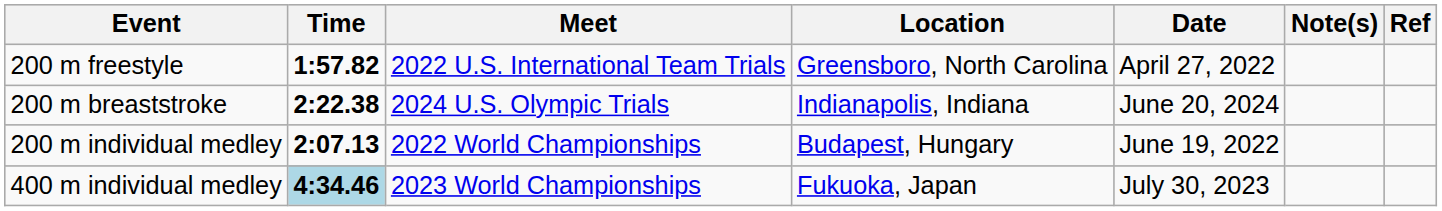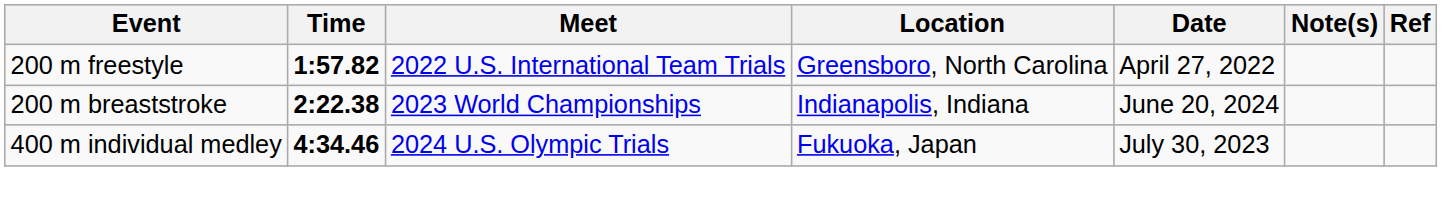(530, 104) 2024 U.S. Olympic Trials -> (546, 104) 2023 World Championships
- row: (146, 144)
(336, 184) lightblue background -> (336, 144) no background
(546, 184) 2023 World Championships -> (530, 144) 2024 U.S. Olympic Trials
